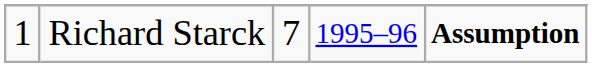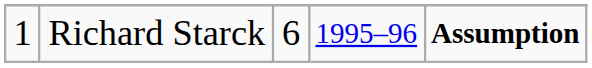(291, 33) 7 -> (291, 33) 6
